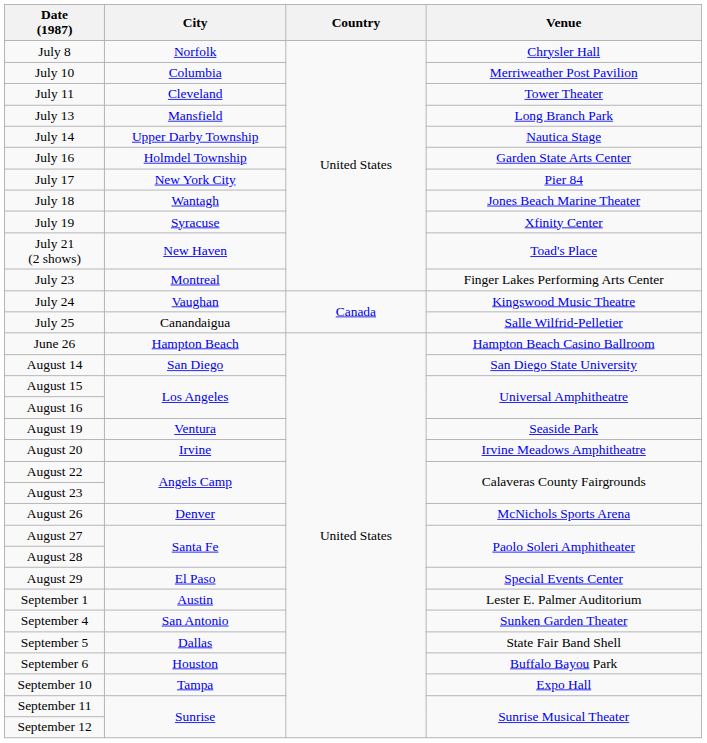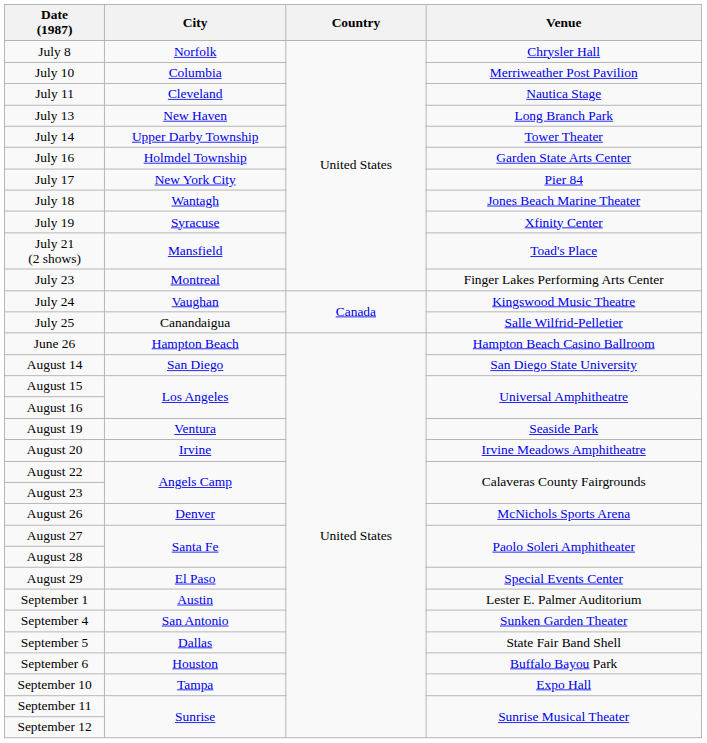(564, 94) Tower Theater -> (564, 94) Nautica Stage
(195, 115) Mansfield -> (195, 115) New Haven
(564, 136) Nautica Stage -> (564, 136) Tower Theater
(195, 250) New Haven -> (195, 250) Mansfield
